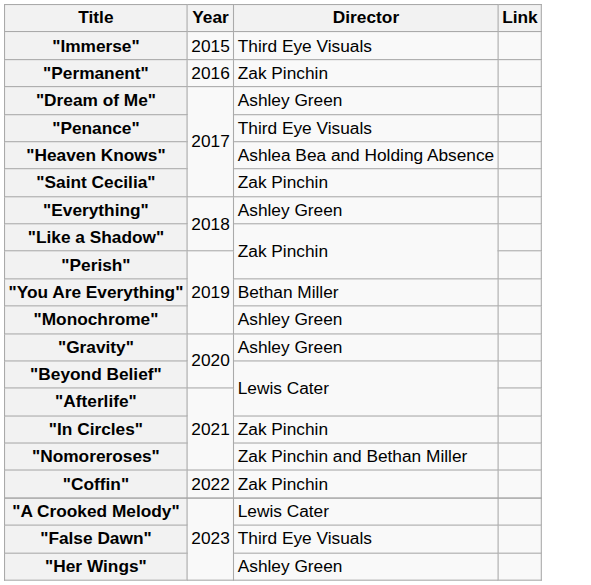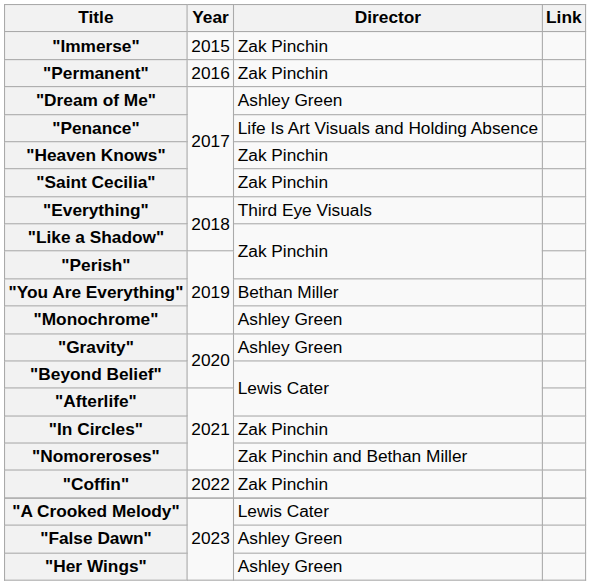(305, 45) Third Eye Visuals -> (283, 45) Zak Pinchin
(305, 127) Third Eye Visuals -> (388, 127) Life Is Art Visuals and Holding Absence
(366, 155) Ashlea Bea and Holding Absence -> (283, 155) Zak Pinchin
(290, 210) Ashley Green -> (305, 210) Third Eye Visuals
(305, 538) Third Eye Visuals -> (290, 538) Ashley Green
